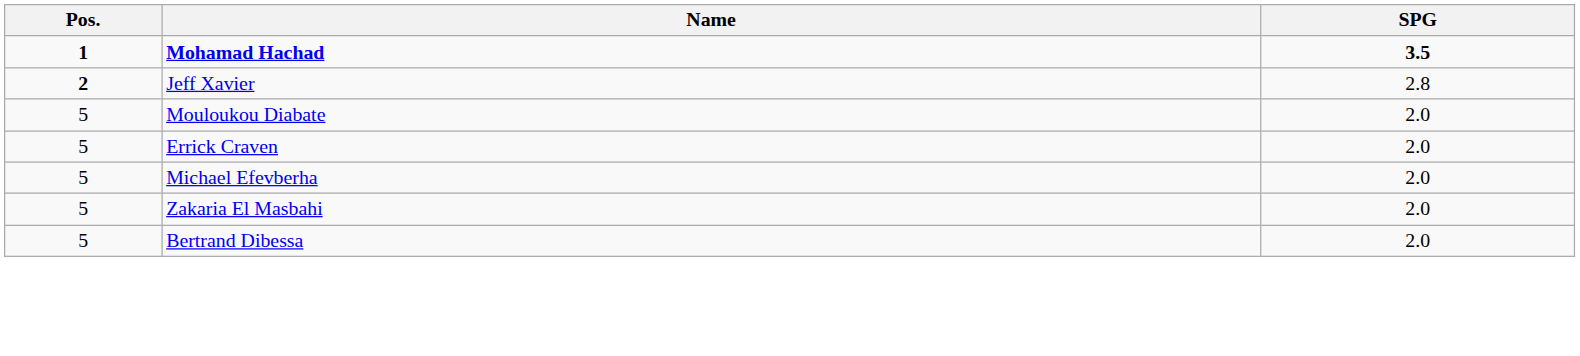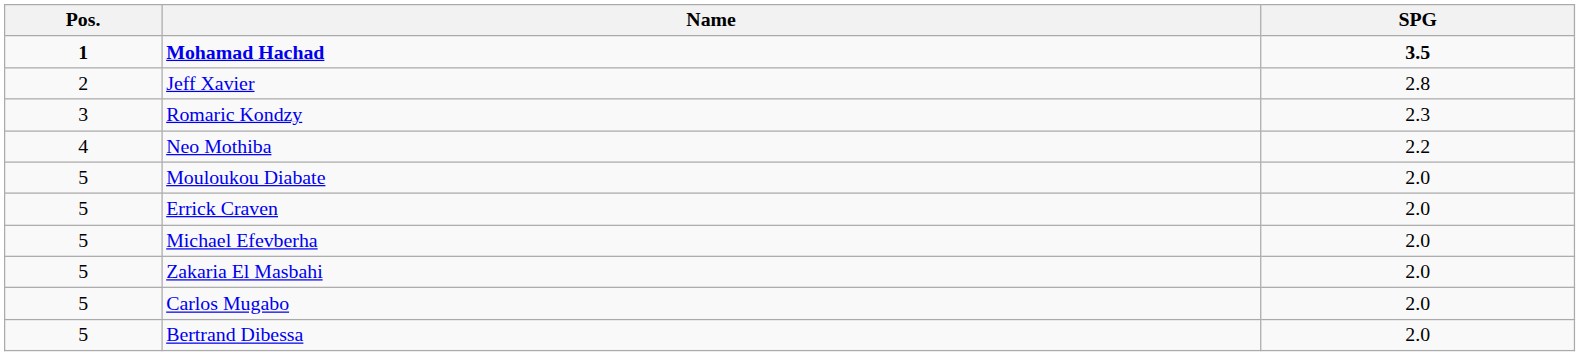(83, 83) bold -> (83, 83) normal
+ row: (234, 114)
+ row: (219, 146)
+ row: (228, 303)
